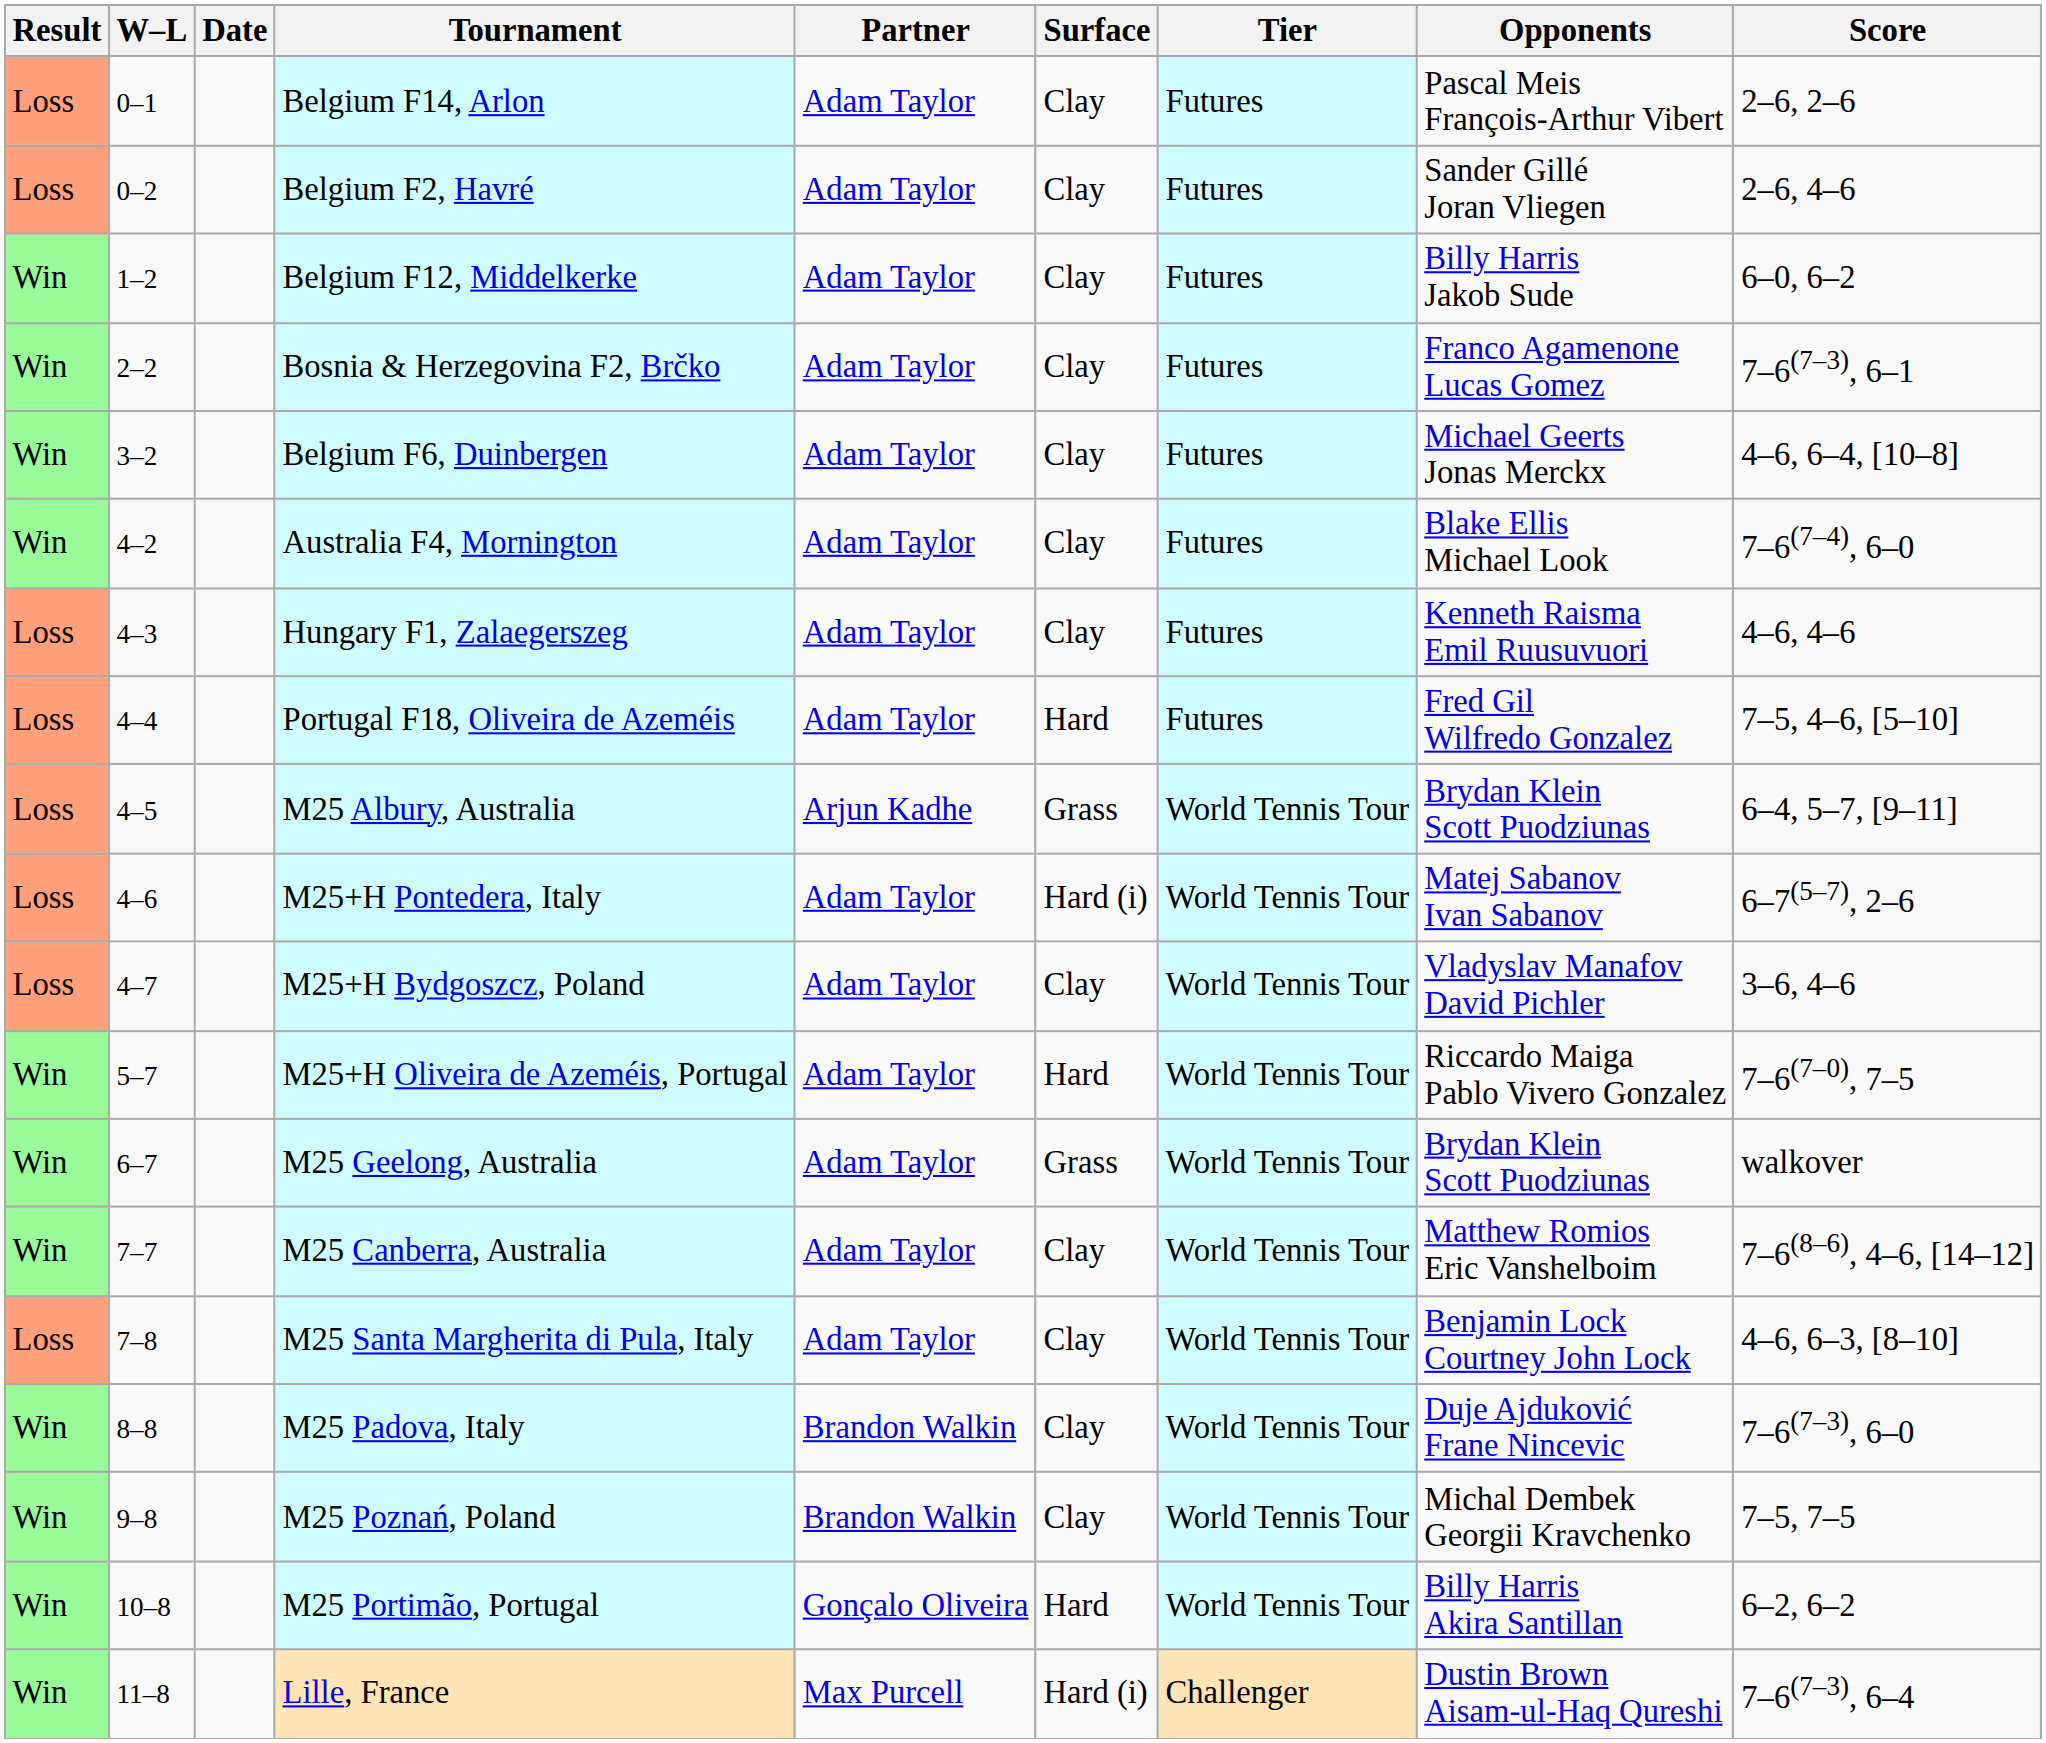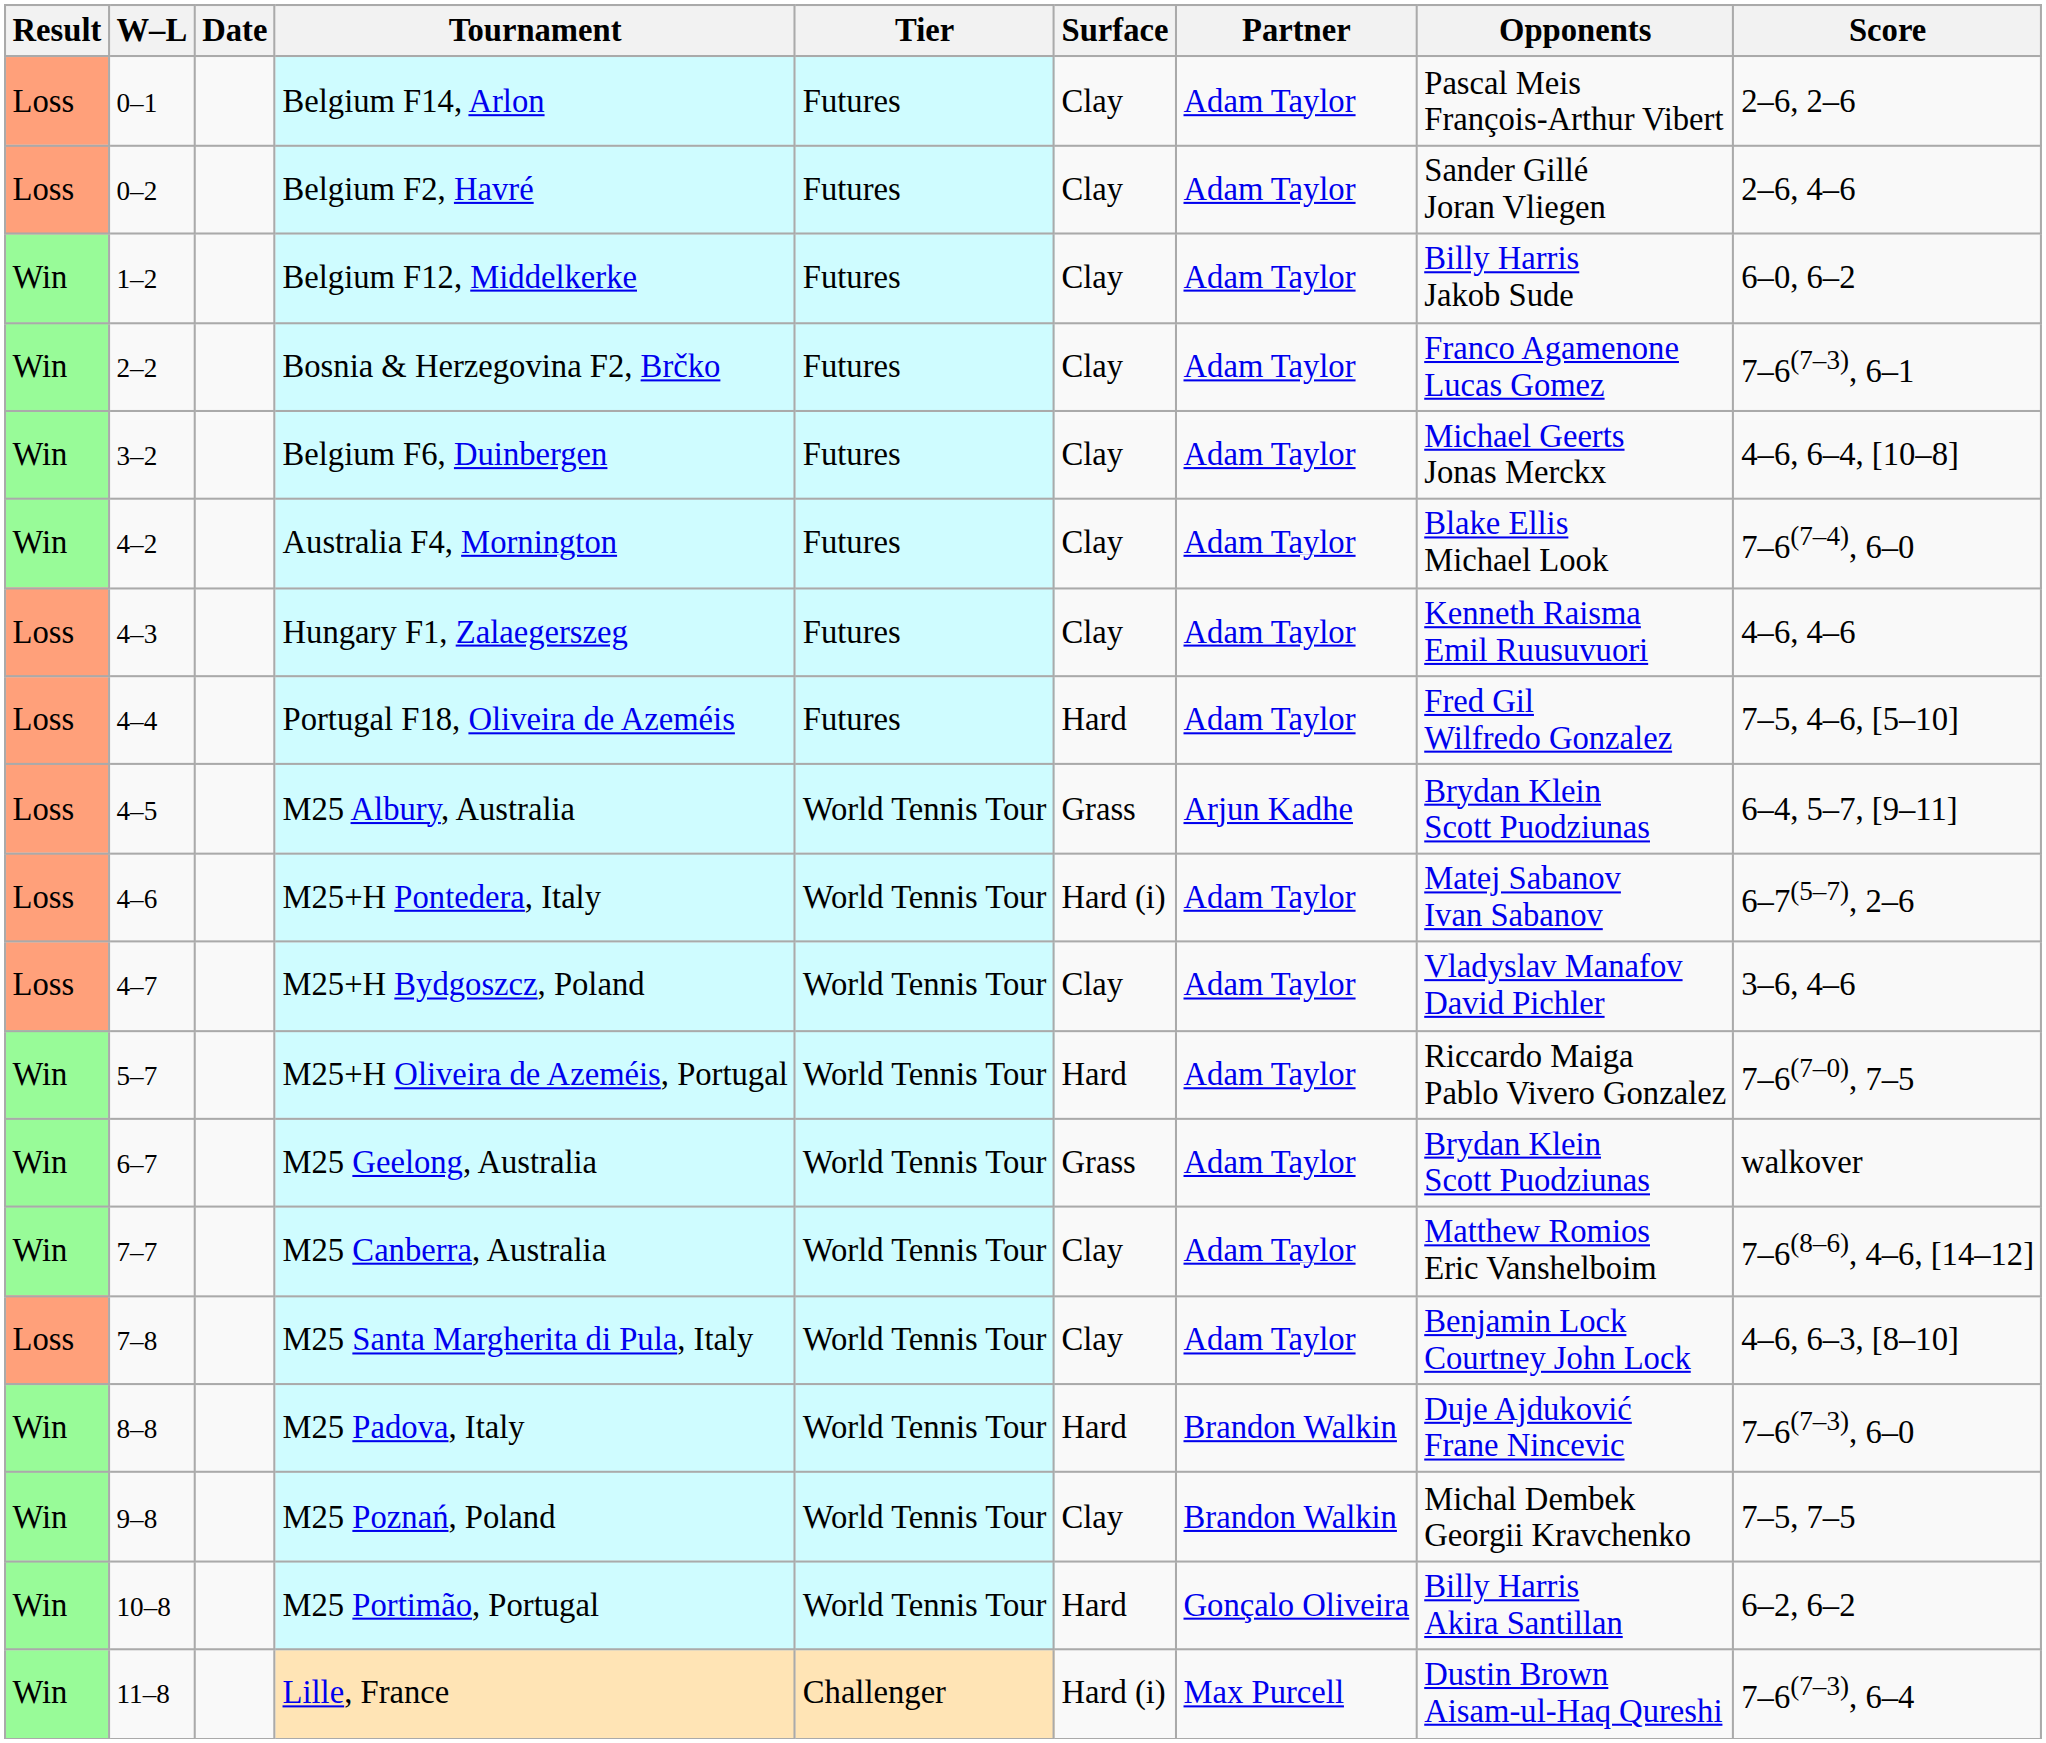columns swapped: (1287, 30) <-> (916, 30)
(1074, 1427) Clay -> (1094, 1427) Hard
